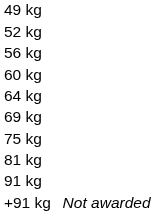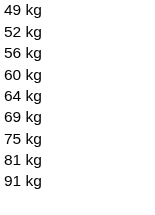- row: (27, 202)
